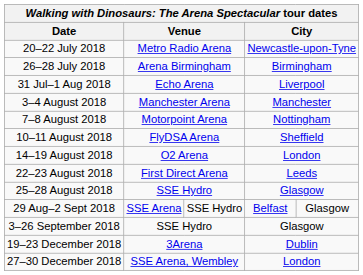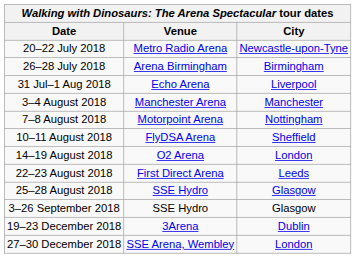- row: (64, 209)
